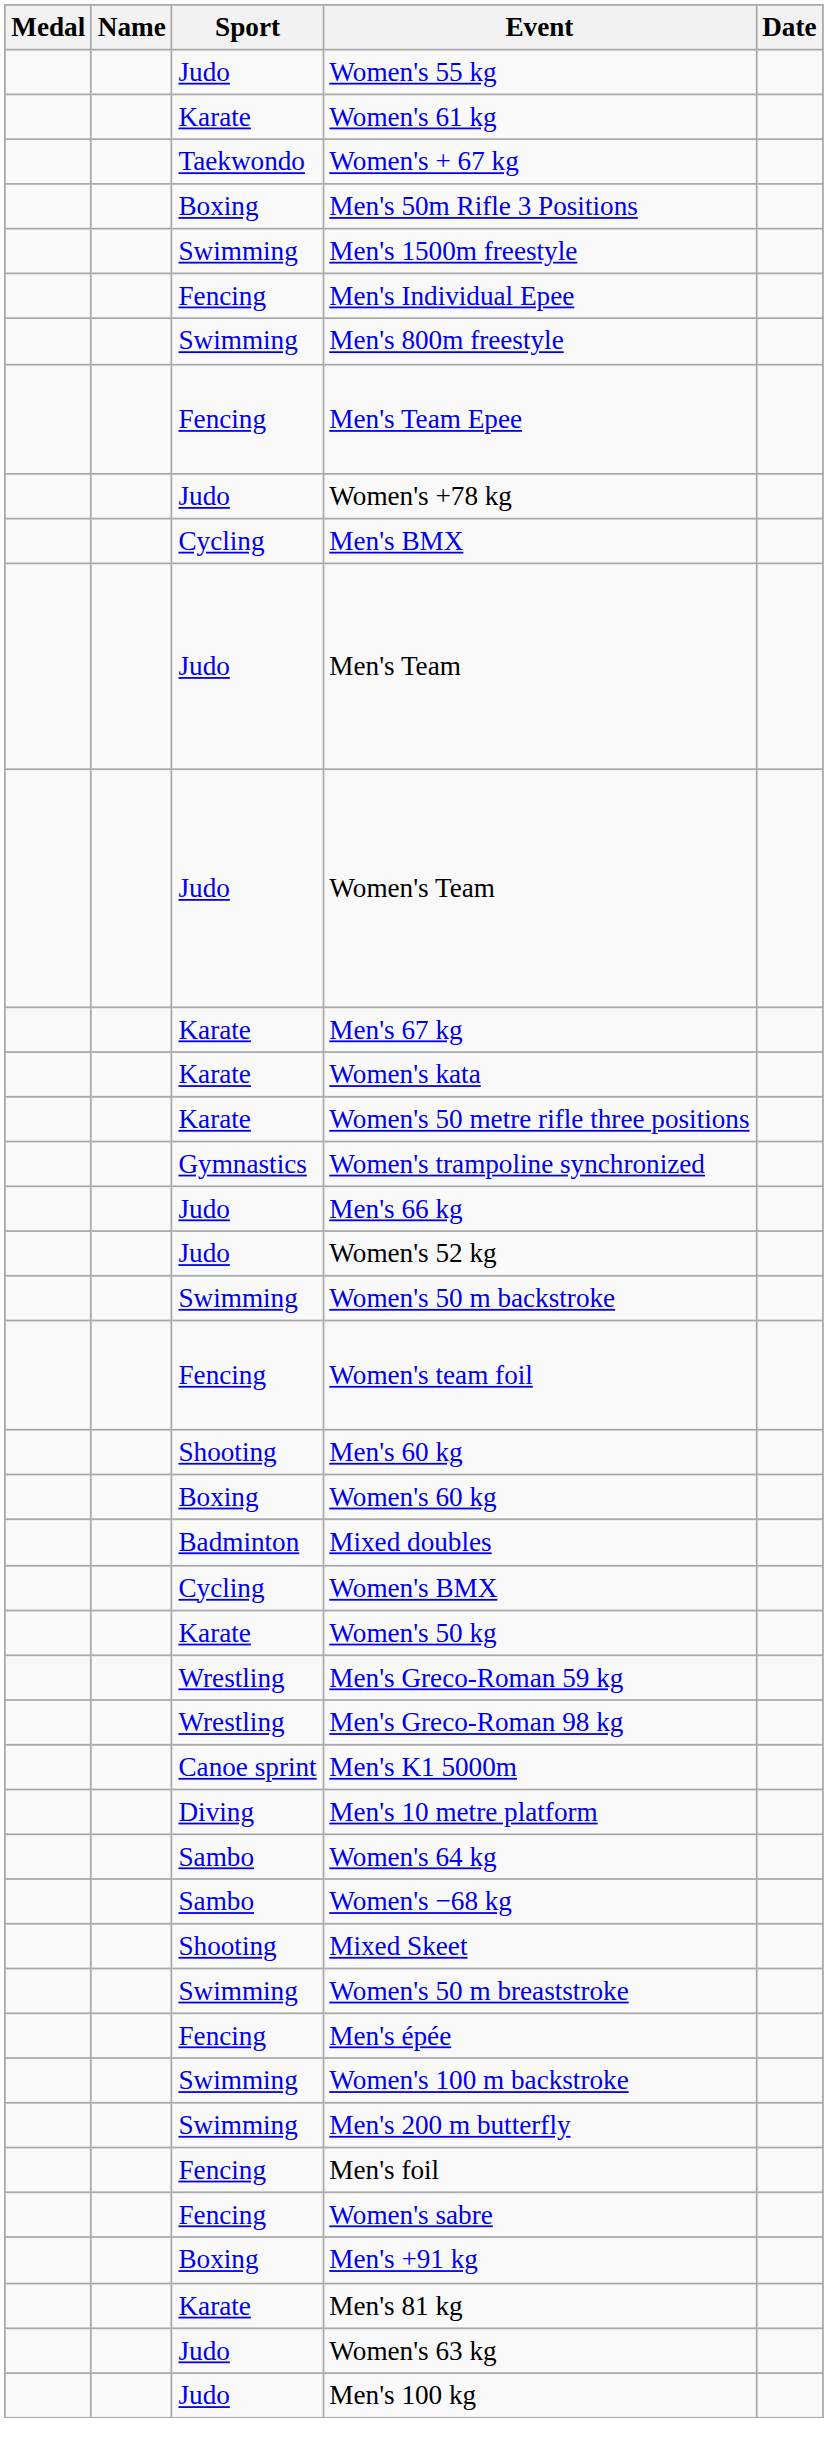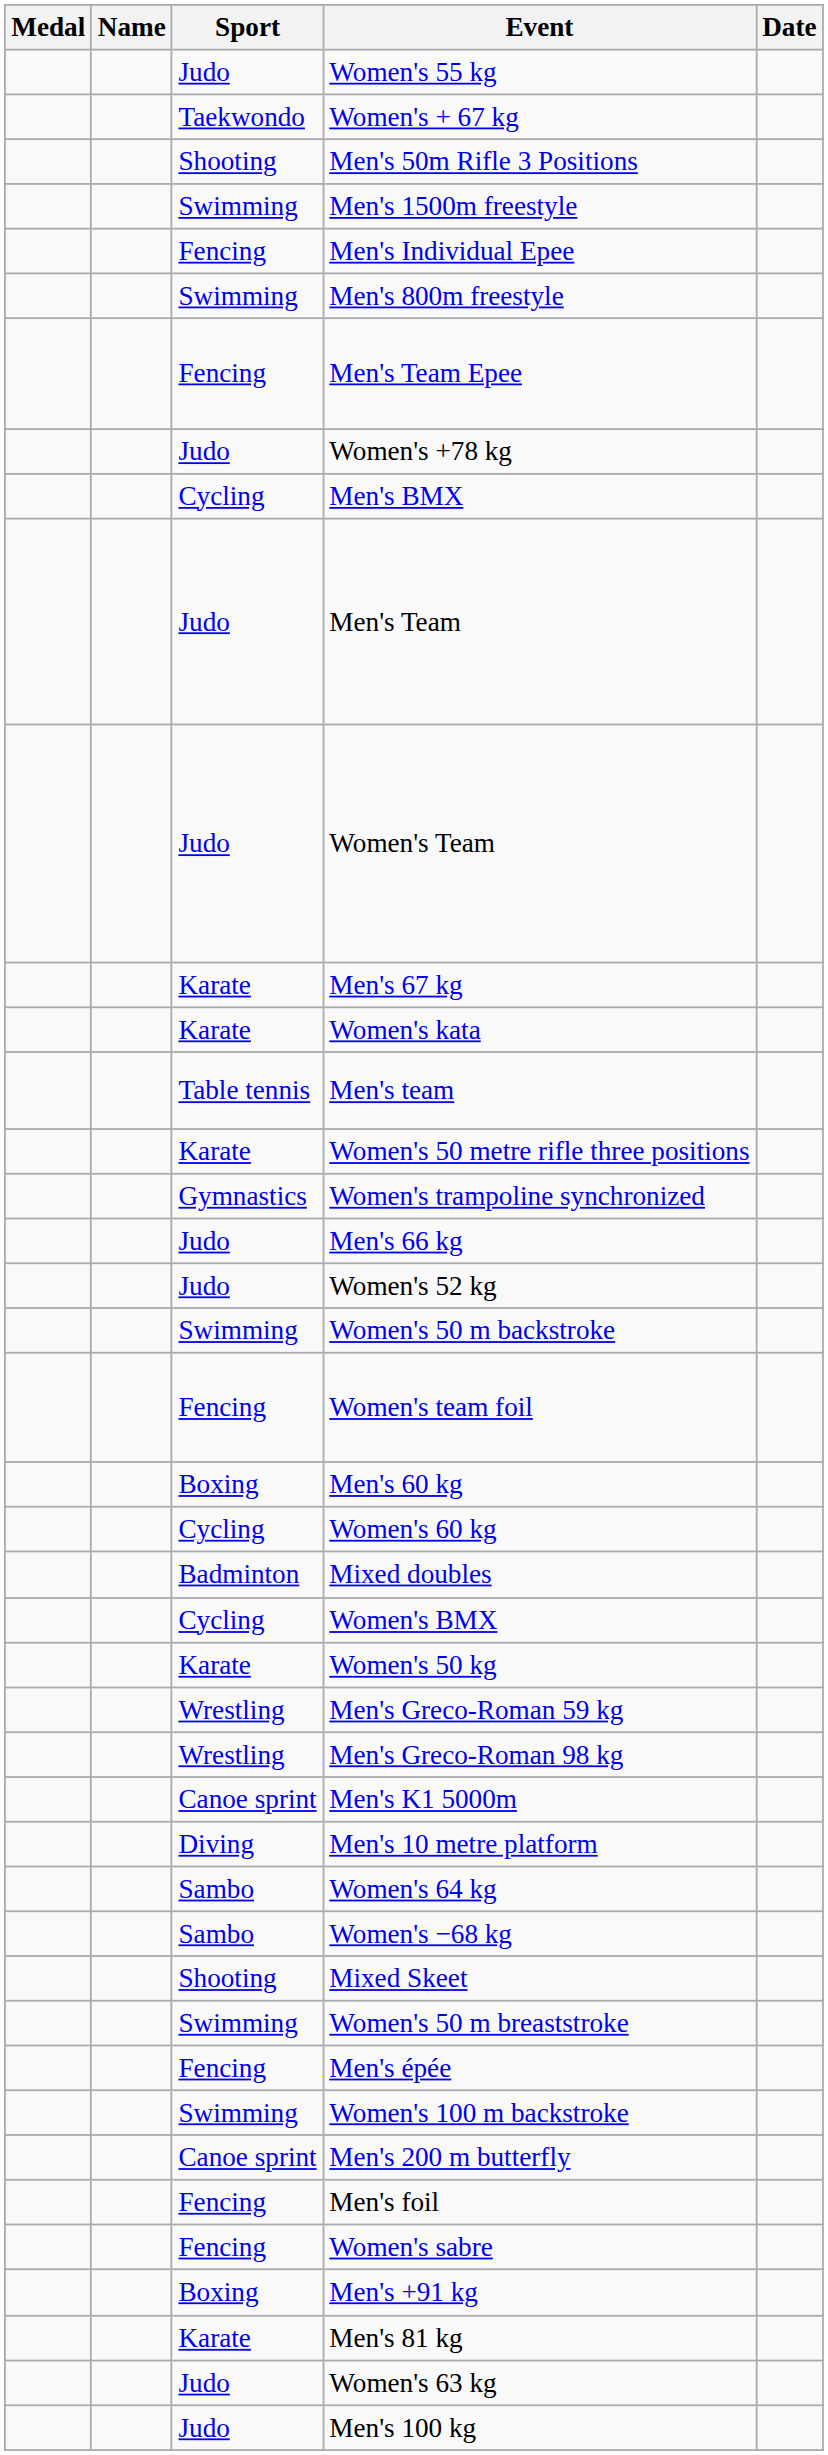- row: (413, 116)
(219, 206) Boxing -> (228, 161) Shooting
+ row: (392, 1090)
(228, 1452) Shooting -> (219, 1484) Boxing
(219, 1497) Boxing -> (222, 1529) Cycling
(238, 2125) Swimming -> (248, 2157) Canoe sprint
